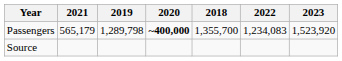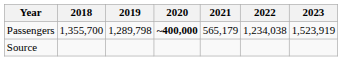columns swapped: (216, 13) <-> (77, 13)
(265, 30) 1,234,083 -> (265, 30) 1,234,038
(313, 30) 1,523,920 -> (313, 30) 1,523,919
